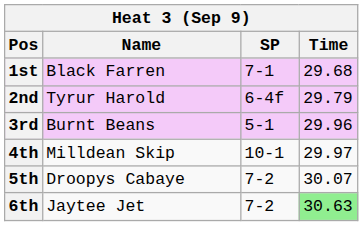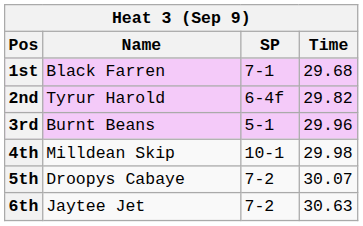(328, 99) 29.79 -> (328, 99) 29.82
(328, 153) 29.97 -> (328, 153) 29.98
(328, 206) lightgreen background -> (328, 206) no background
